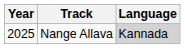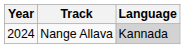(21, 33) 2025 -> (21, 33) 2024
